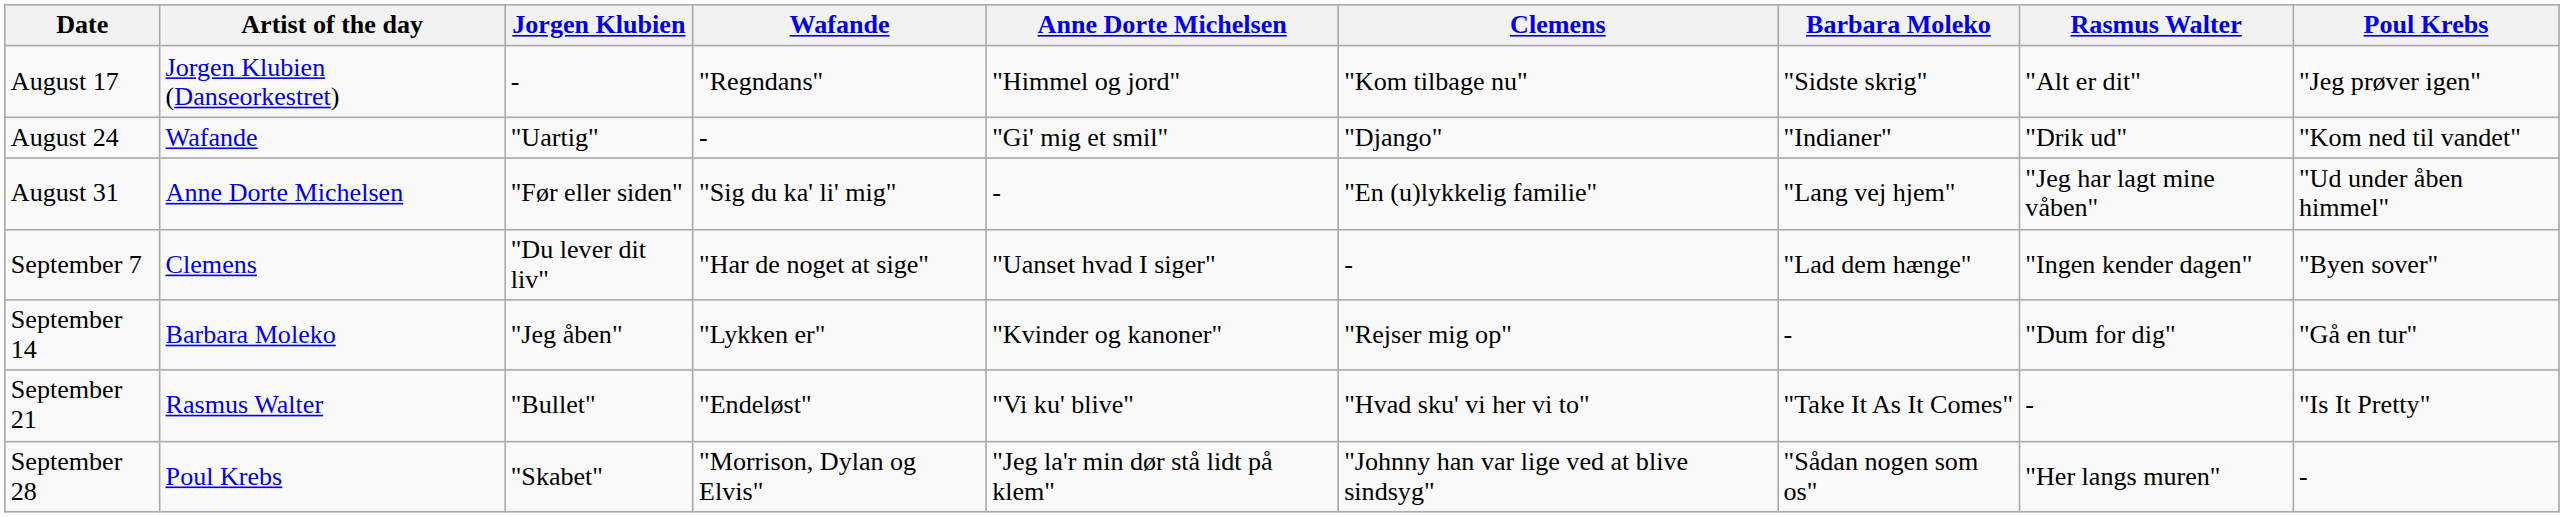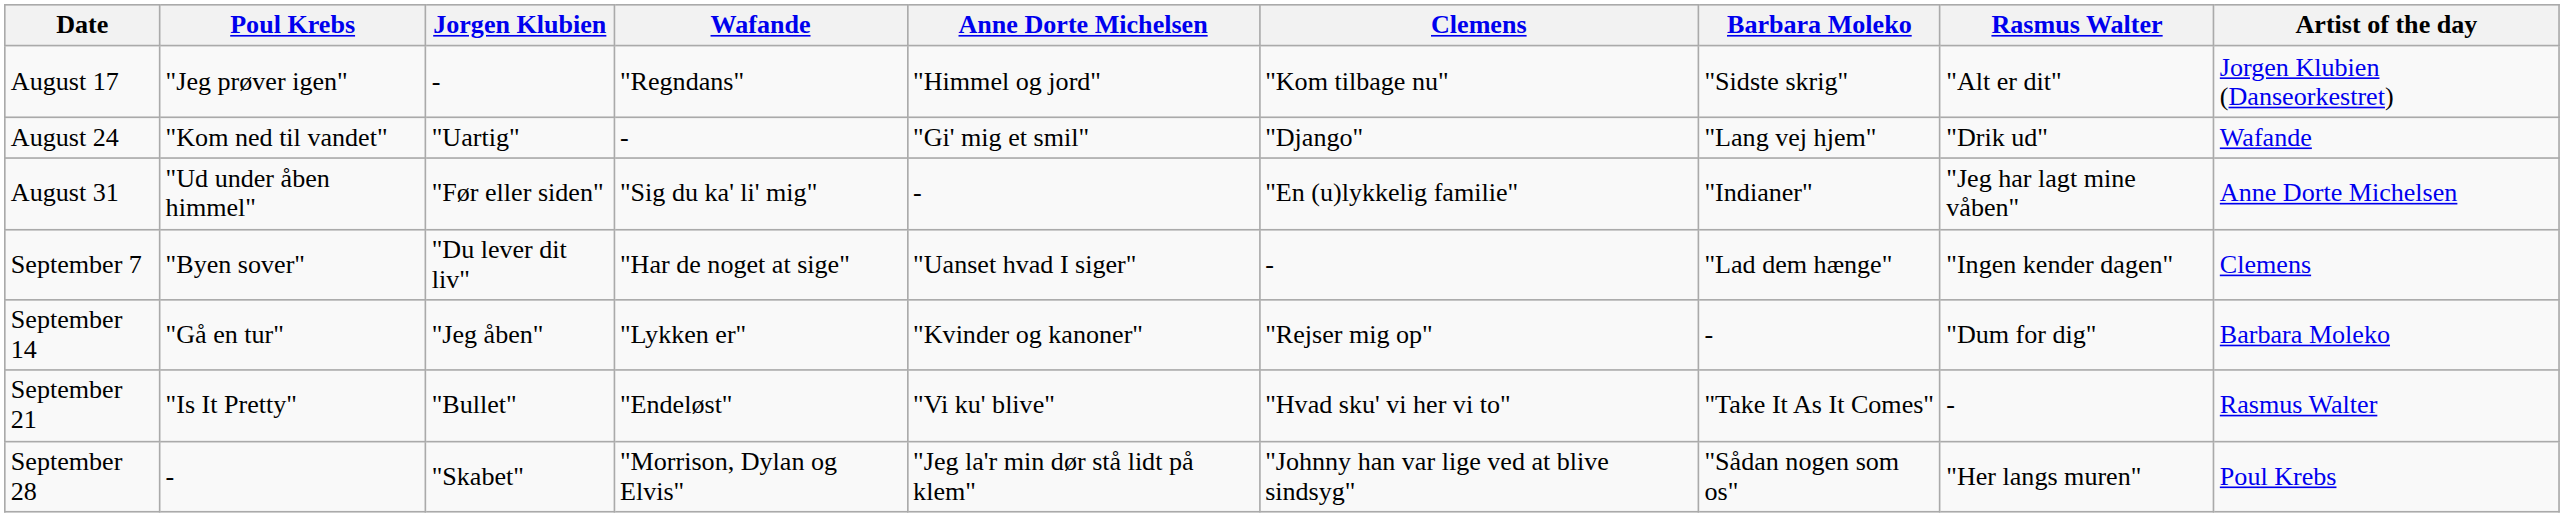columns swapped: (332, 25) <-> (2426, 25)
(1838, 137) "Indianer" -> (1790, 137) "Lang vej hjem"
(1870, 193) "Lang vej hjem" -> (1759, 193) "Indianer"
